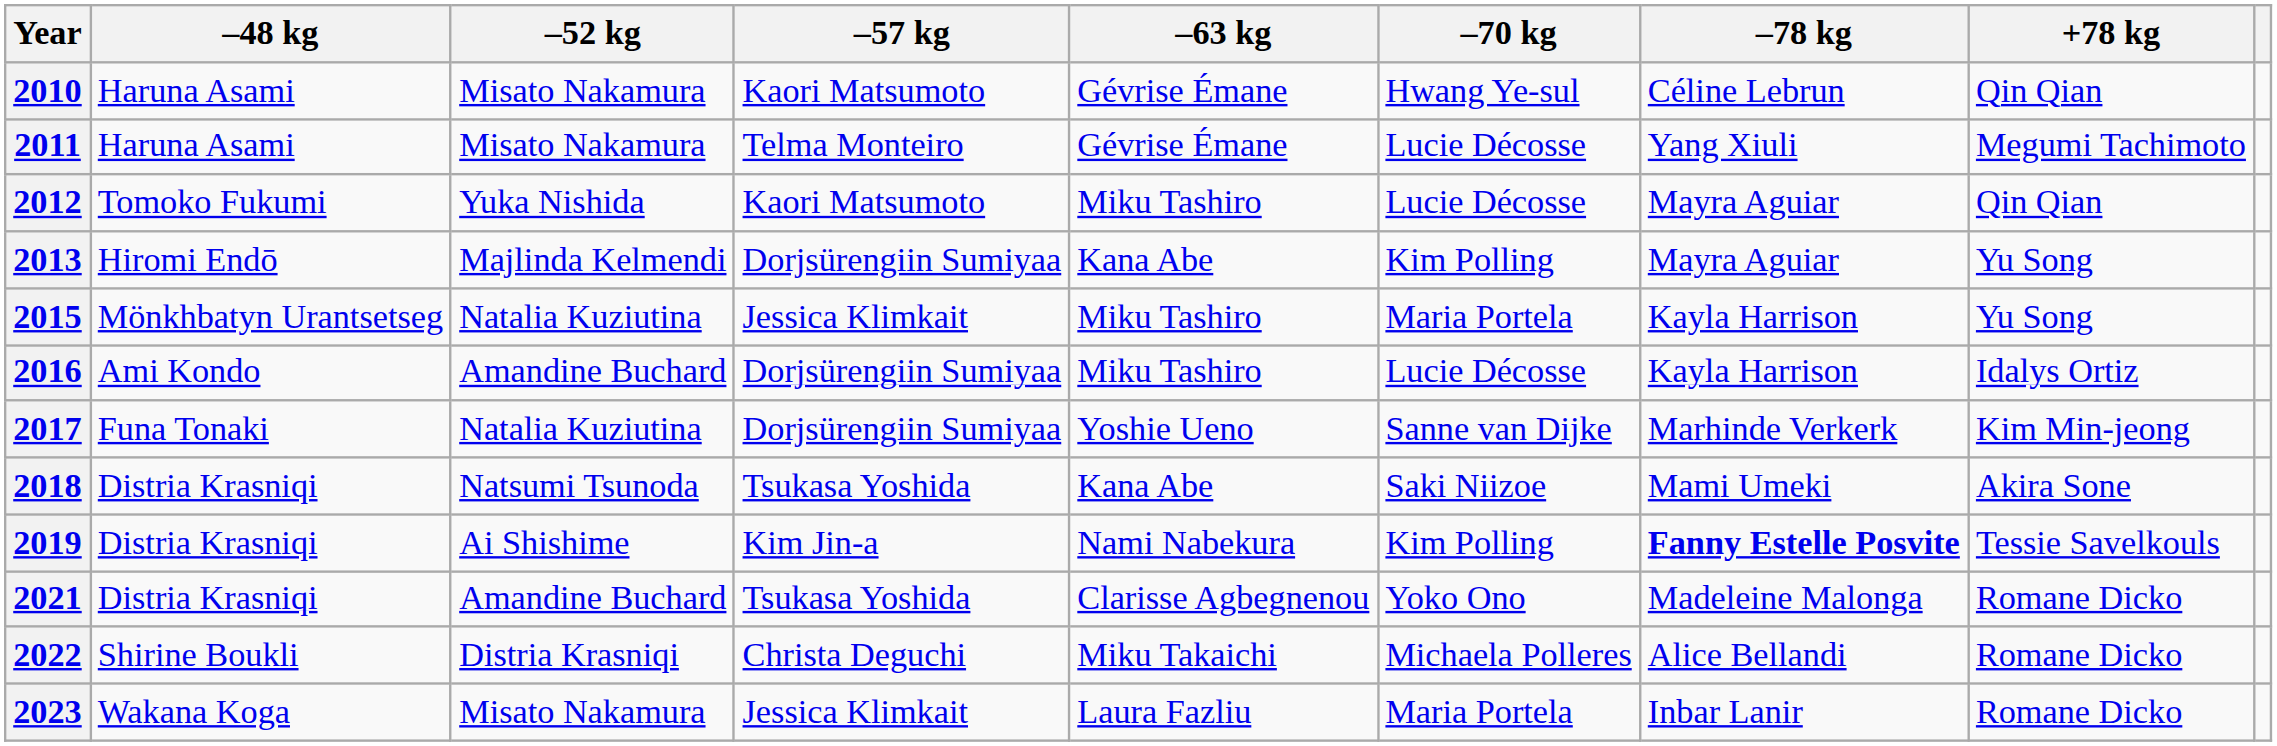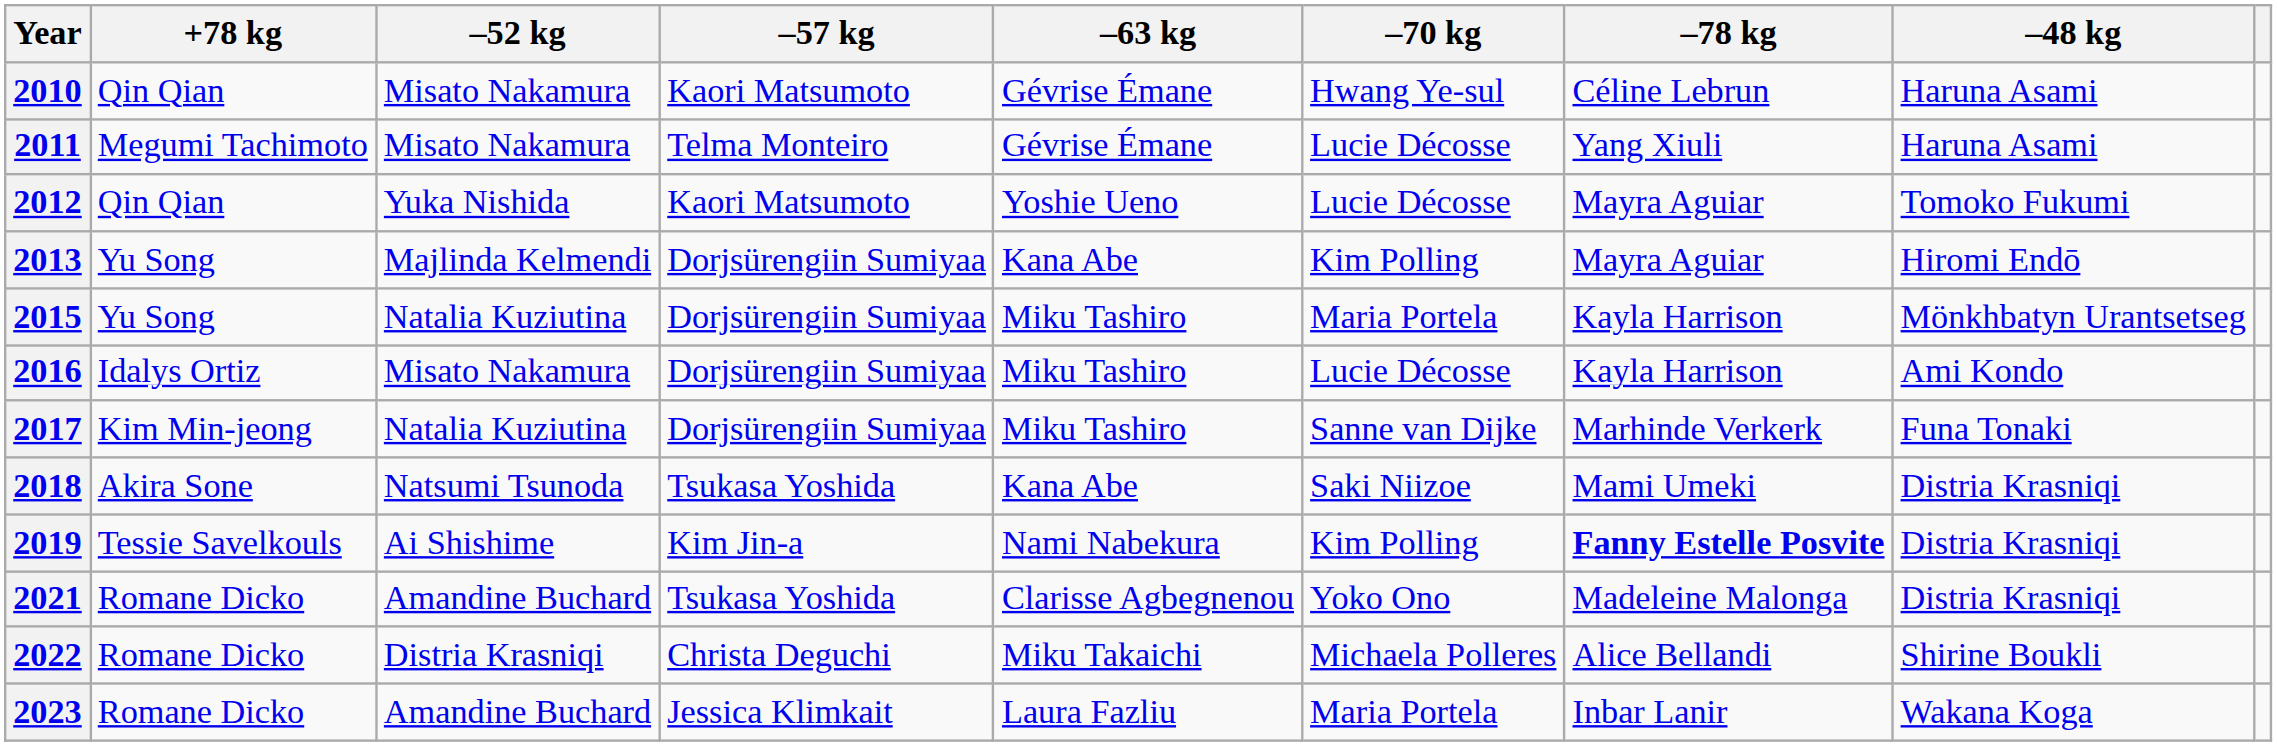columns swapped: (270, 33) <-> (2111, 33)
(1170, 202) Miku Tashiro -> (1090, 202) Yoshie Ueno
(855, 315) Jessica Klimkait -> (827, 315) Dorjsürengiin Sumiyaa
(593, 372) Amandine Buchard -> (507, 372) Misato Nakamura
(1165, 428) Yoshie Ueno -> (1094, 428) Miku Tashiro
(582, 711) Misato Nakamura -> (518, 711) Amandine Buchard
